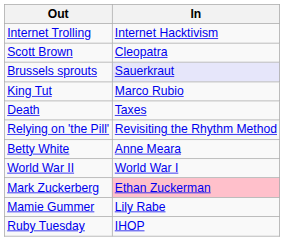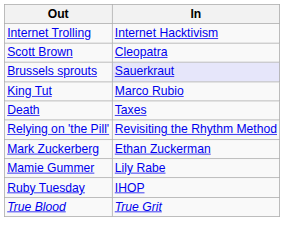- row: (38, 149)
- row: (41, 168)
(163, 187) pink background -> (163, 149) no background
+ row: (36, 206)
